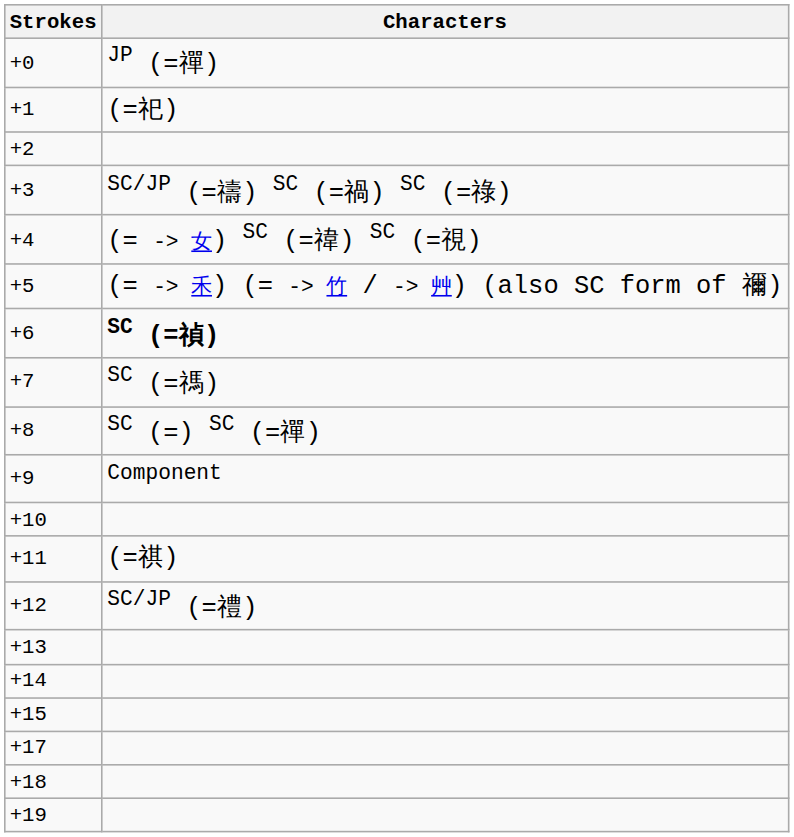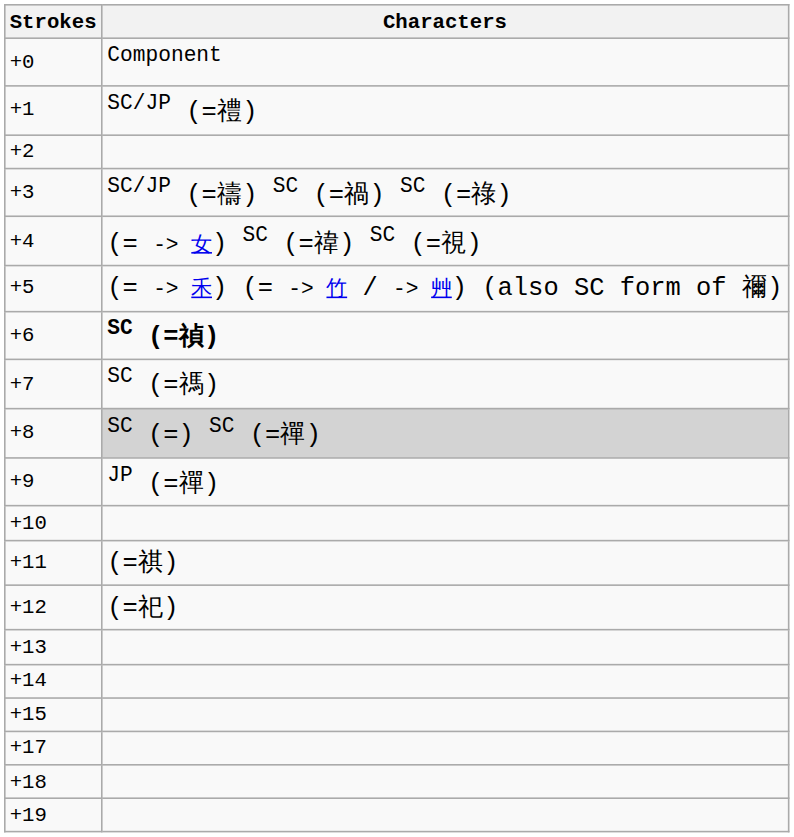(163, 62) JP (=禪) -> (165, 56) Component
(143, 111) (=祀) -> (182, 109) SC/JP (=禮)
(214, 430) no background -> (214, 432) lightgrey background
(165, 473) Component -> (163, 481) JP (=禪)
(182, 605) SC/JP (=禮) -> (143, 608) (=祀)
